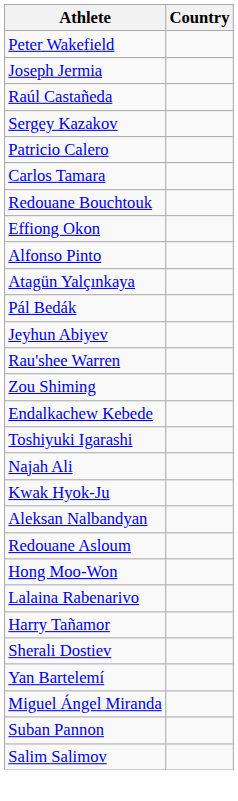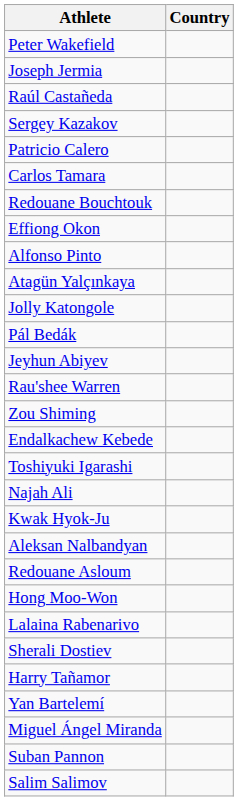+ row: (61, 307)
rows swapped: (60, 651) <-> (59, 624)
